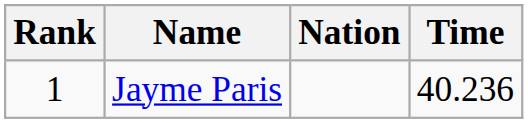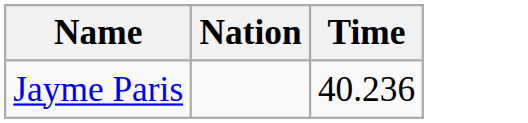- column: (55, 32)
